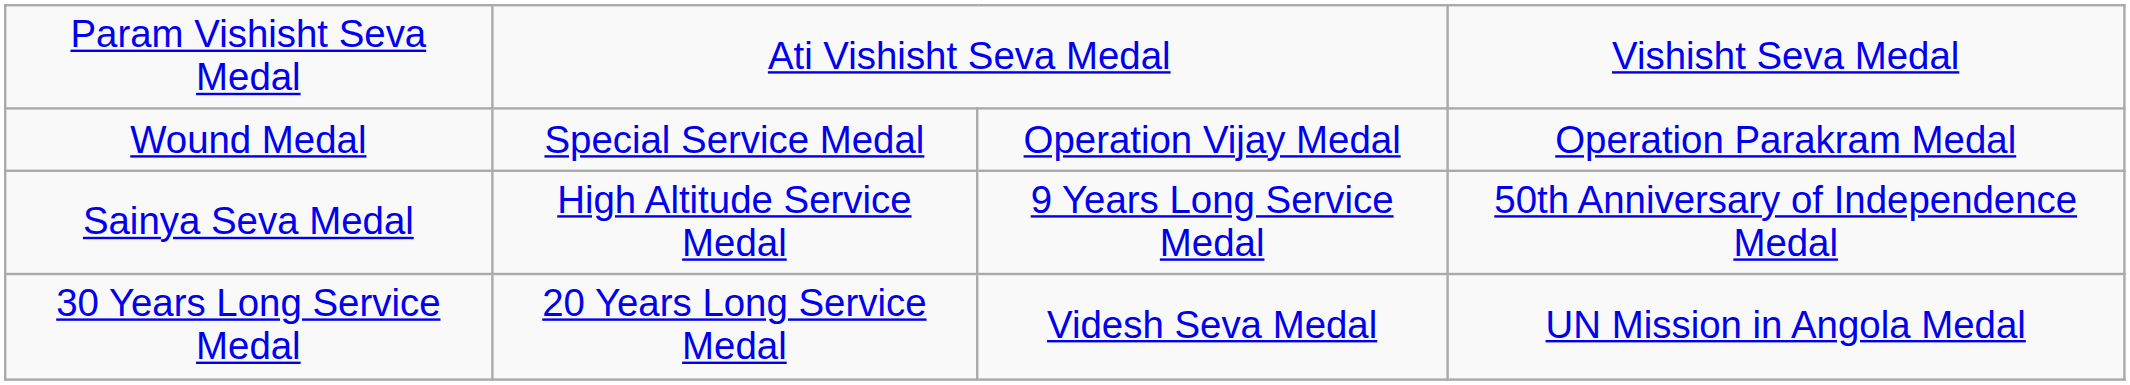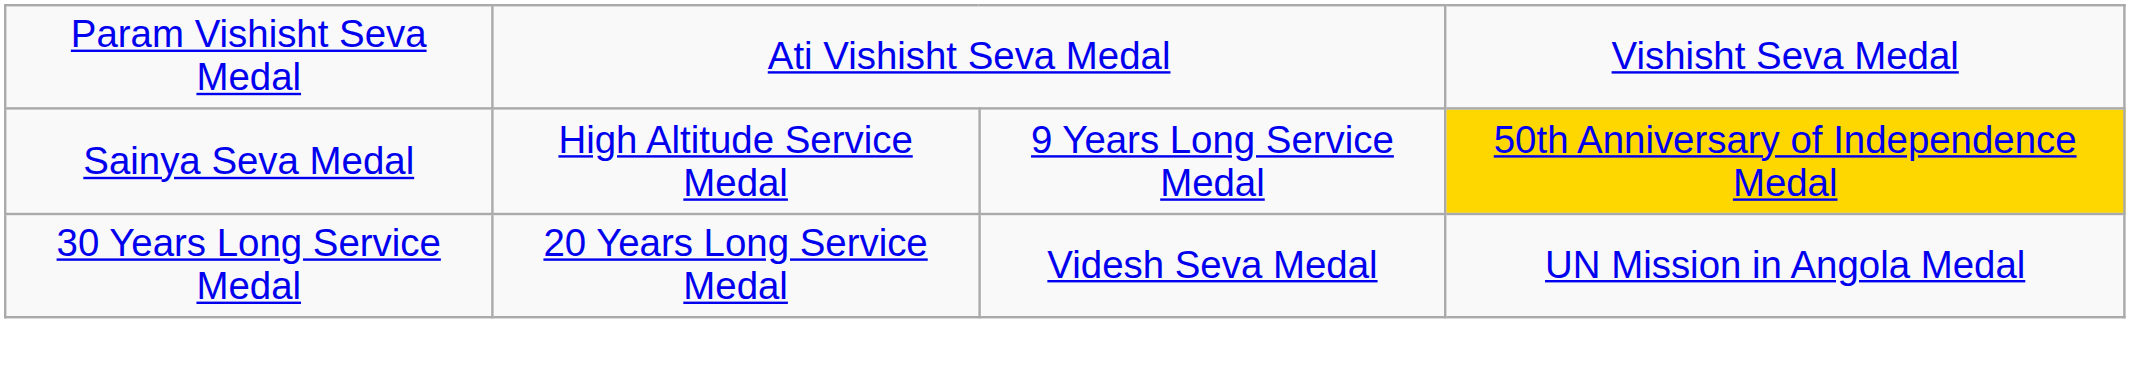- row: (248, 139)
(1786, 221) no background -> (1785, 160) gold background
